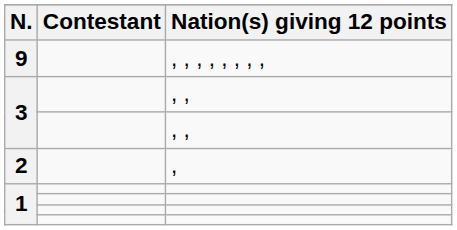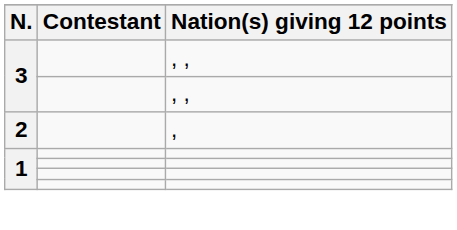- row: (21, 58)
